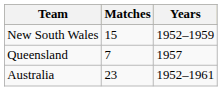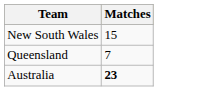- column: (185, 14)
(111, 75) normal -> (111, 75) bold
